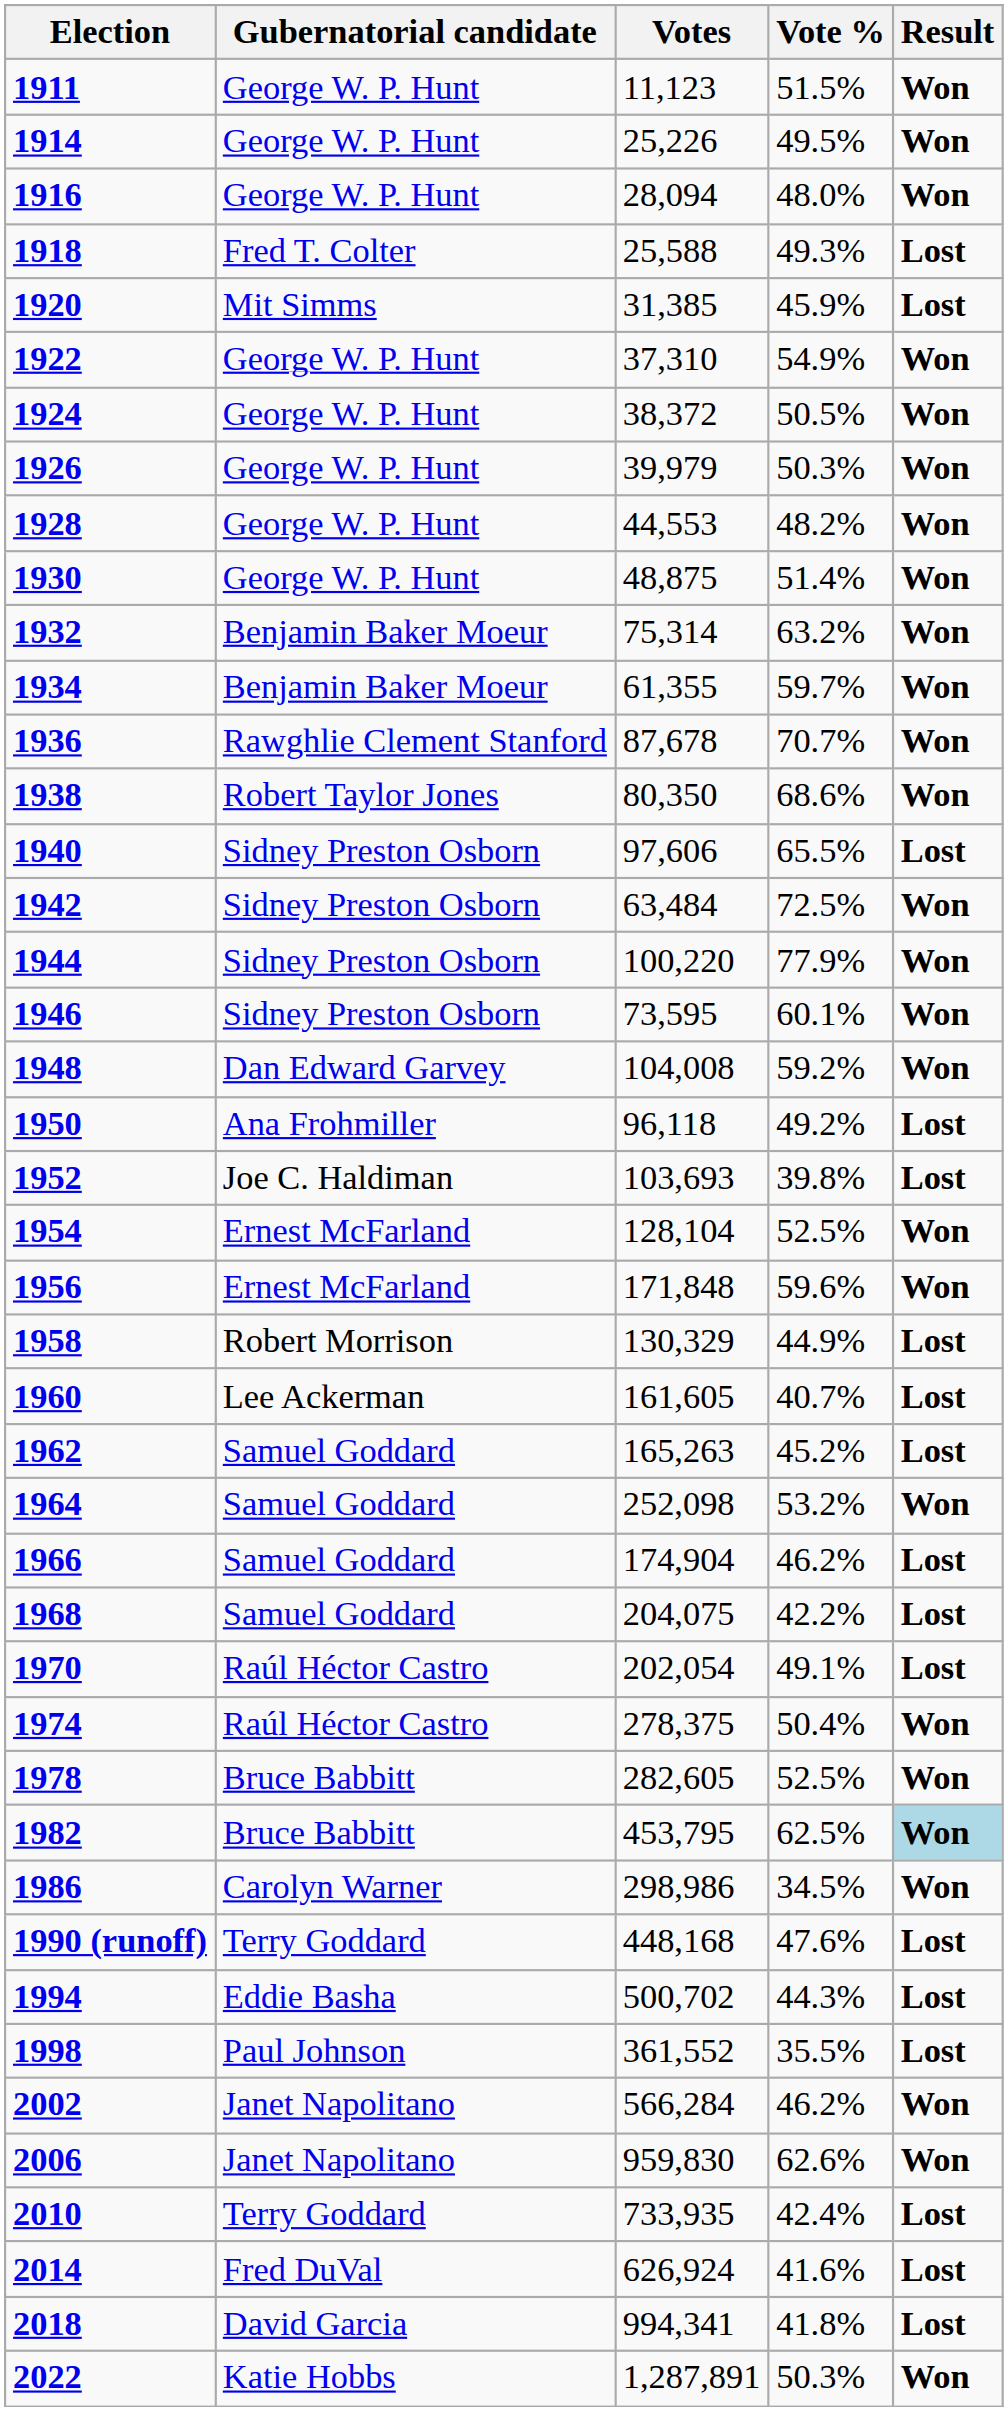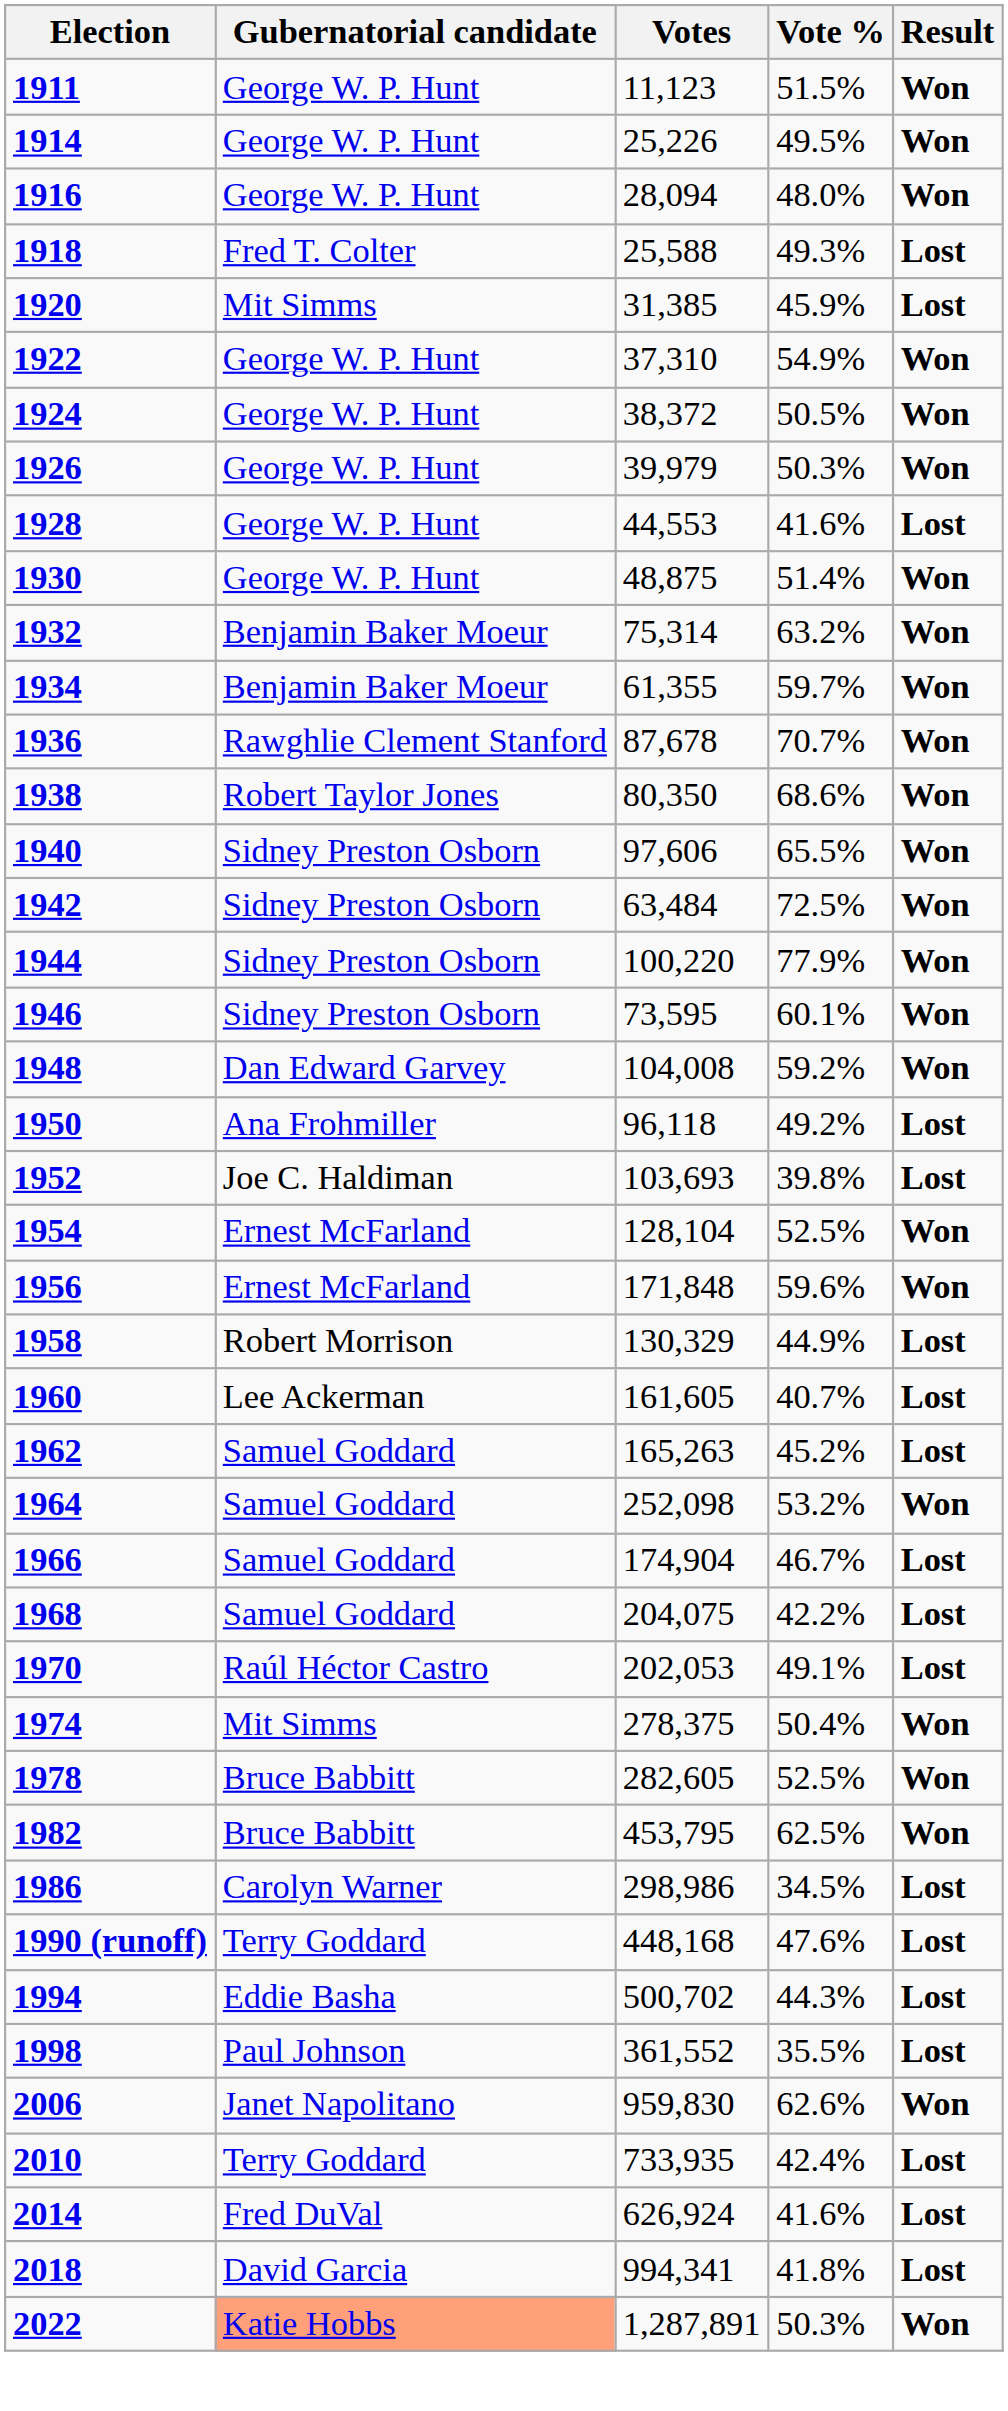(821, 522) 48.2% -> (821, 522) 41.6%
(935, 522) Won -> (933, 522) Lost
(933, 850) Lost -> (935, 850) Won
(821, 1559) 46.2% -> (821, 1559) 46.7%
(679, 1668) 202,054 -> (679, 1668) 202,053
(356, 1723) Raúl Héctor Castro -> (300, 1723) Mit Simms
(935, 1832) lightblue background -> (935, 1832) no background
(935, 1886) Won -> (933, 1886) Lost
- row: (47, 2104)
(309, 2377) no background -> (309, 2323) lightsalmon background
